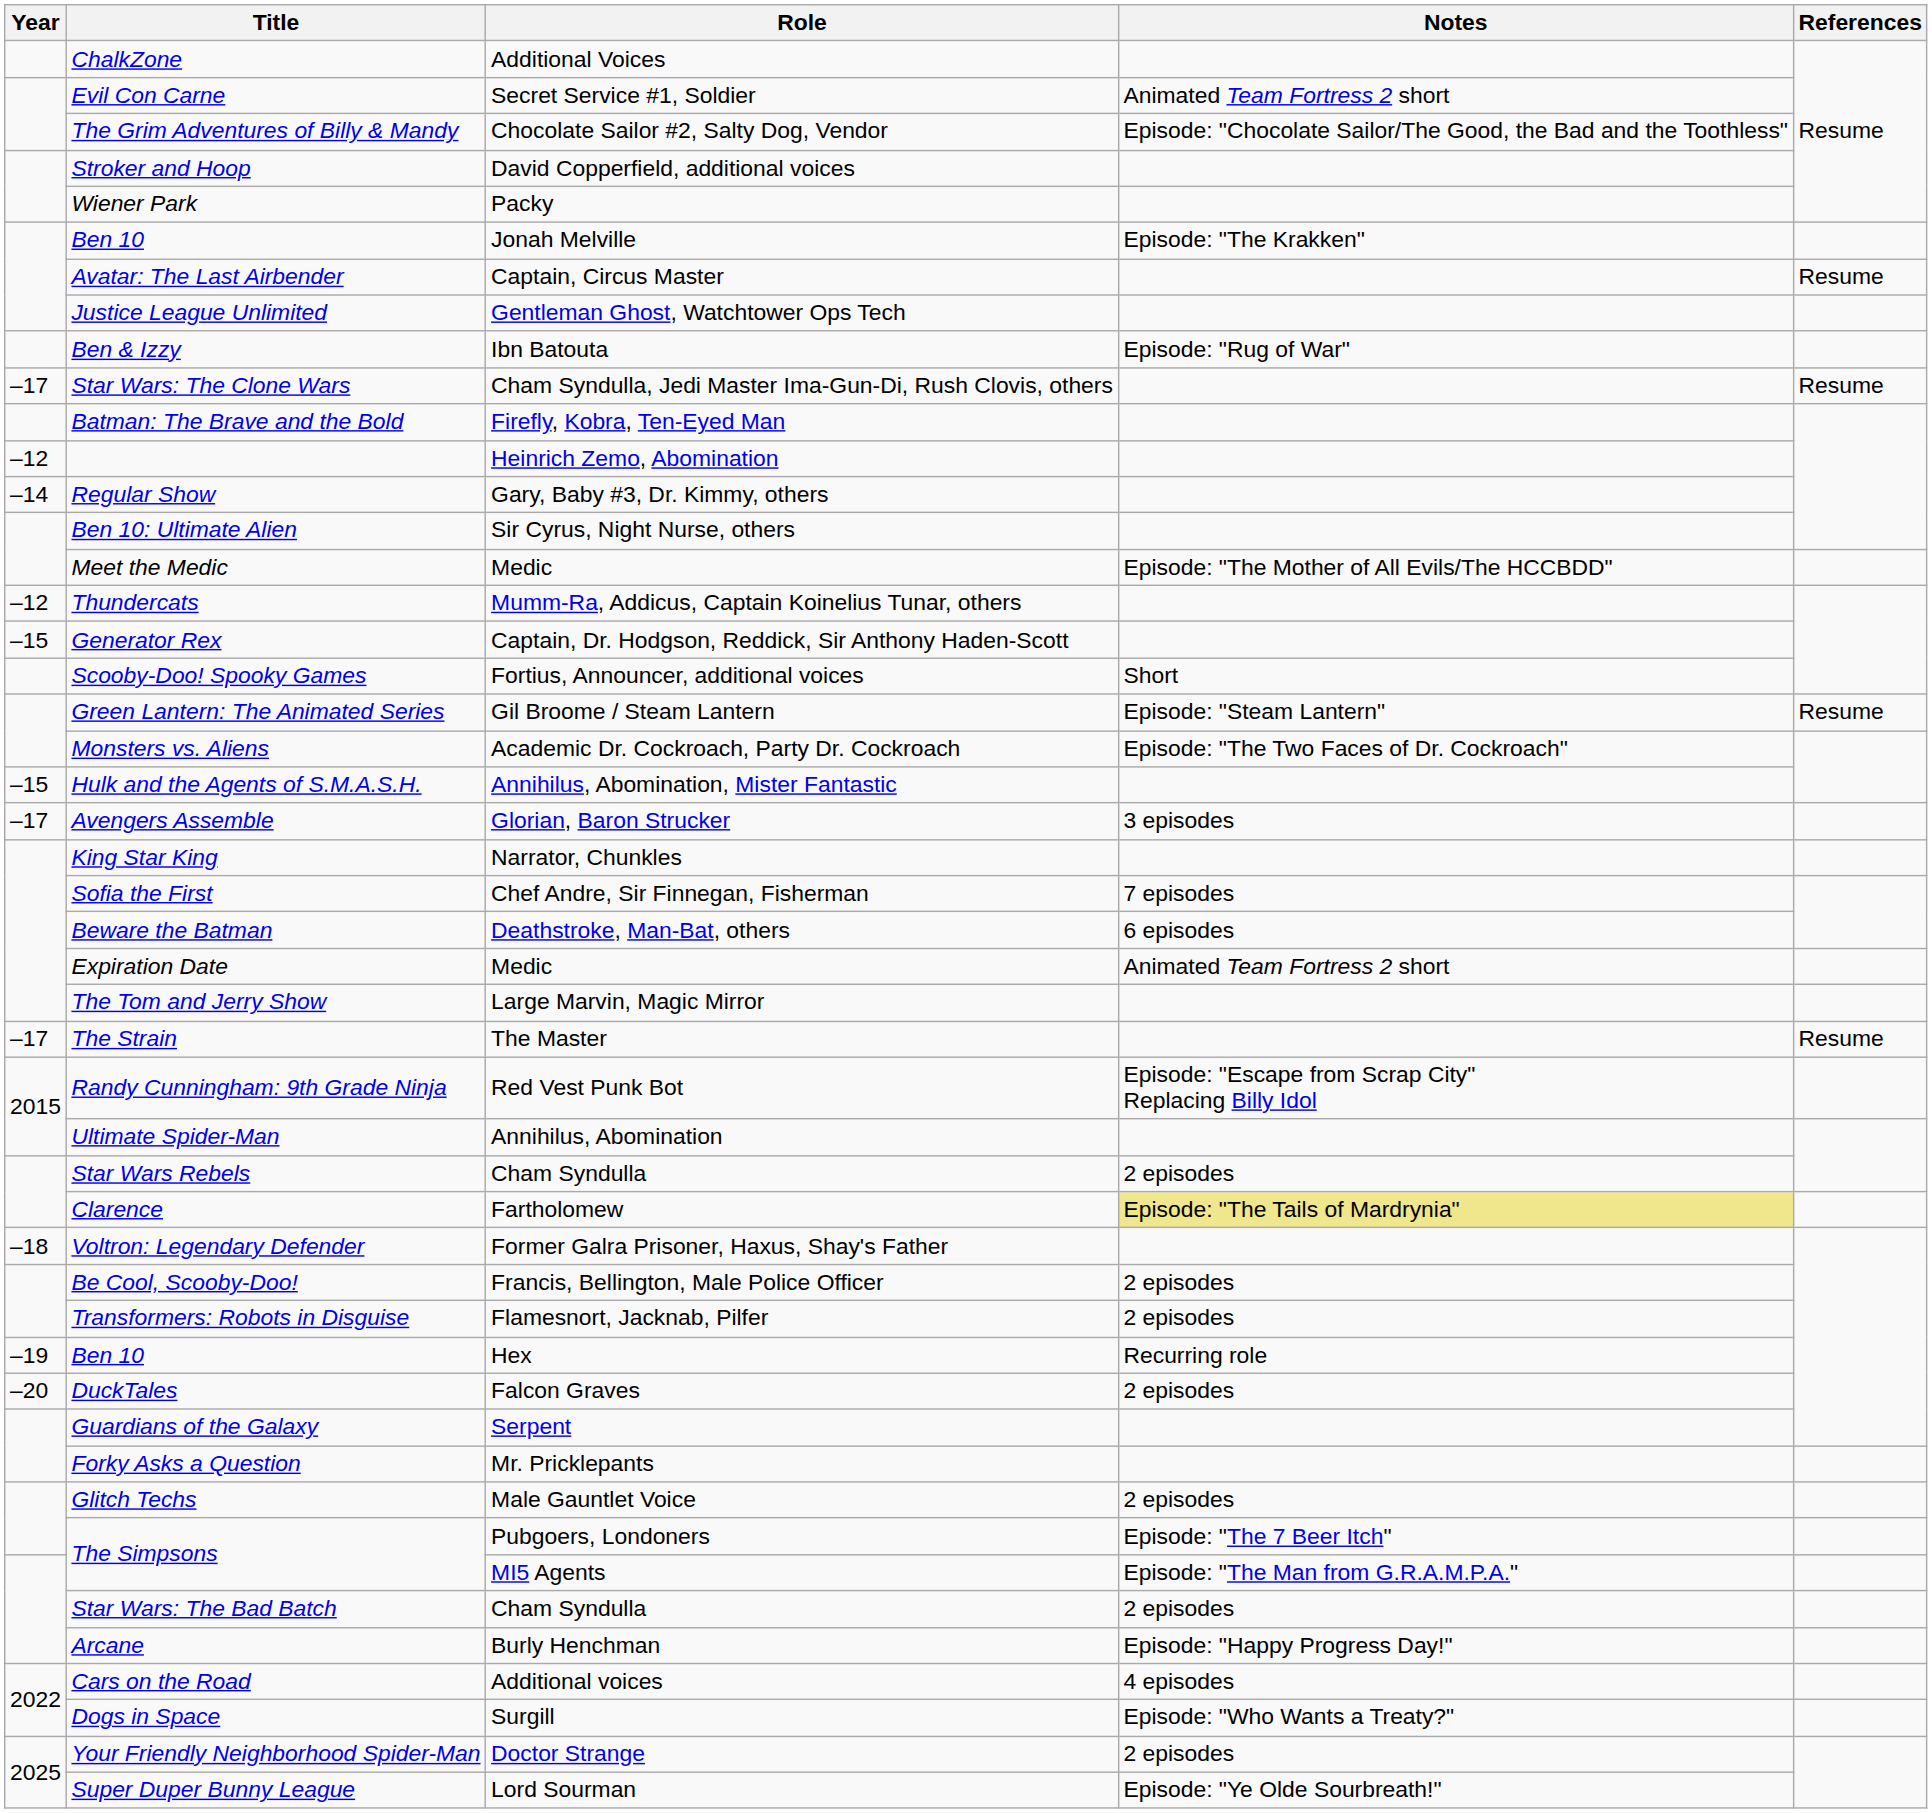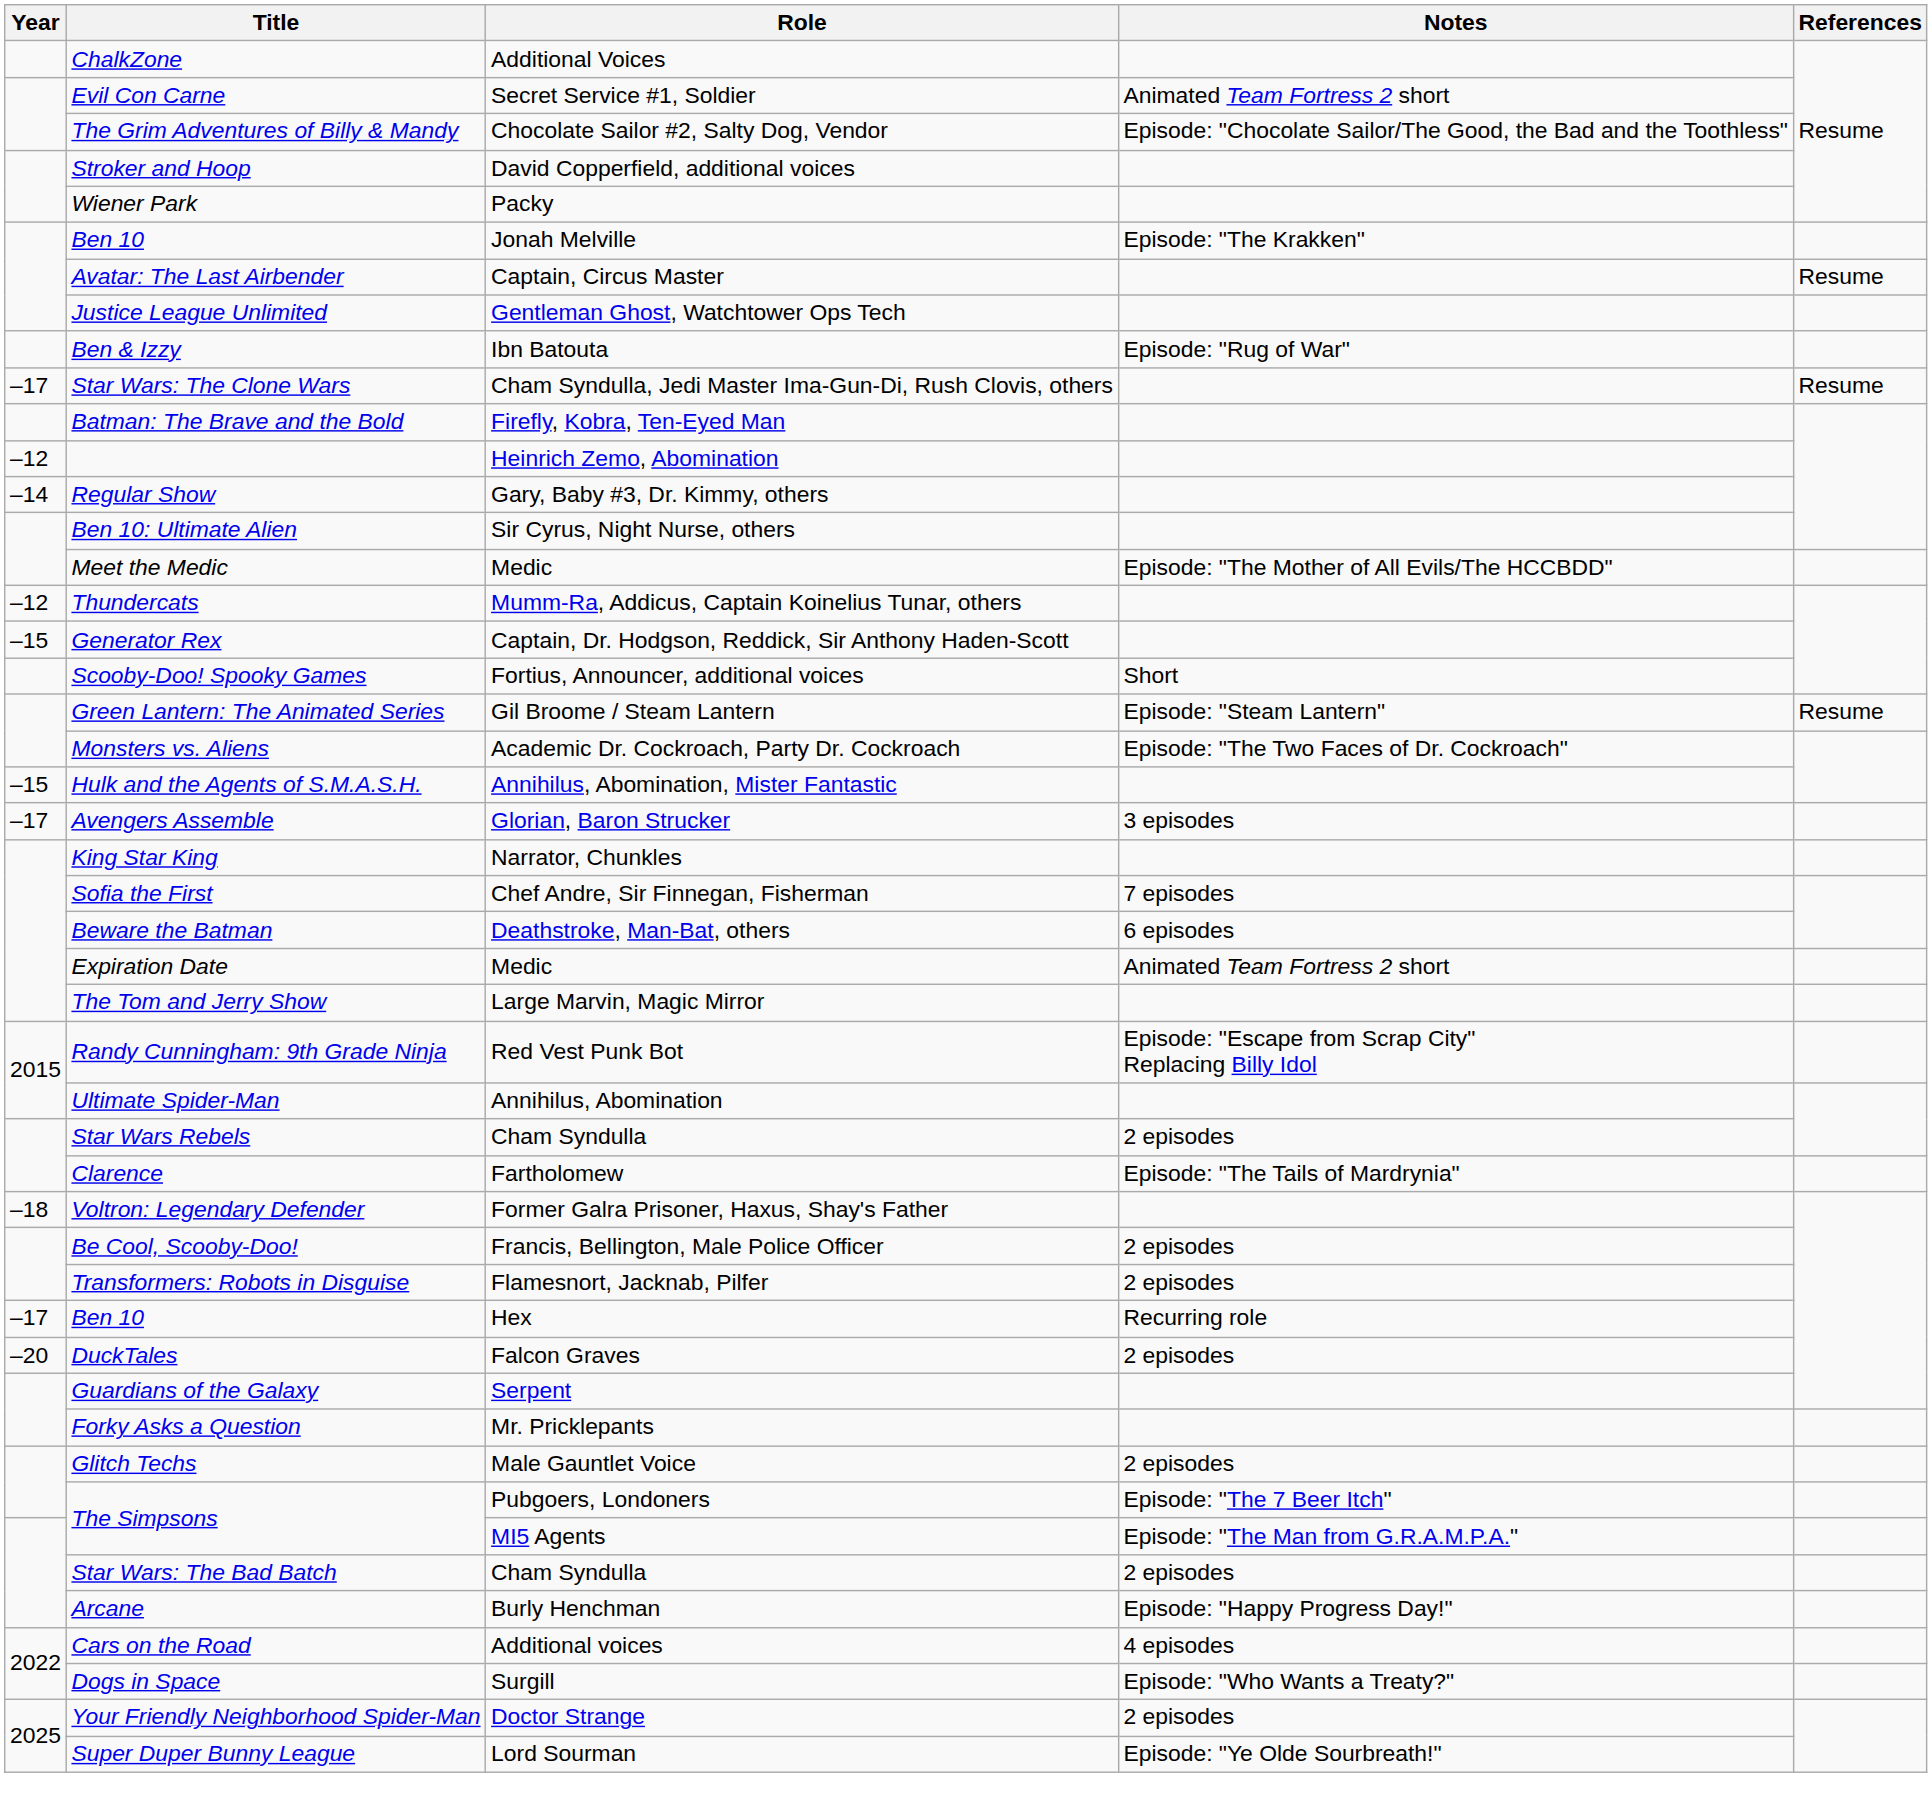- row: (124, 1038)
(1292, 1209) khaki background -> (1292, 1173) no background
(29, 1354) –19 -> (29, 1318) –17
